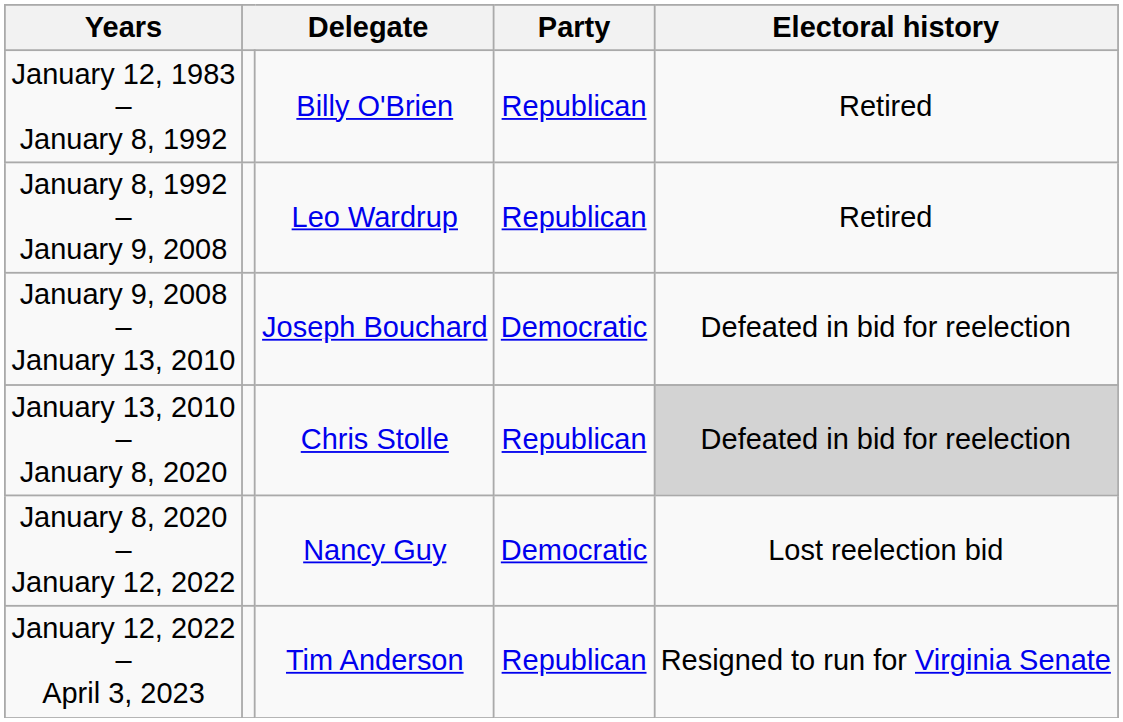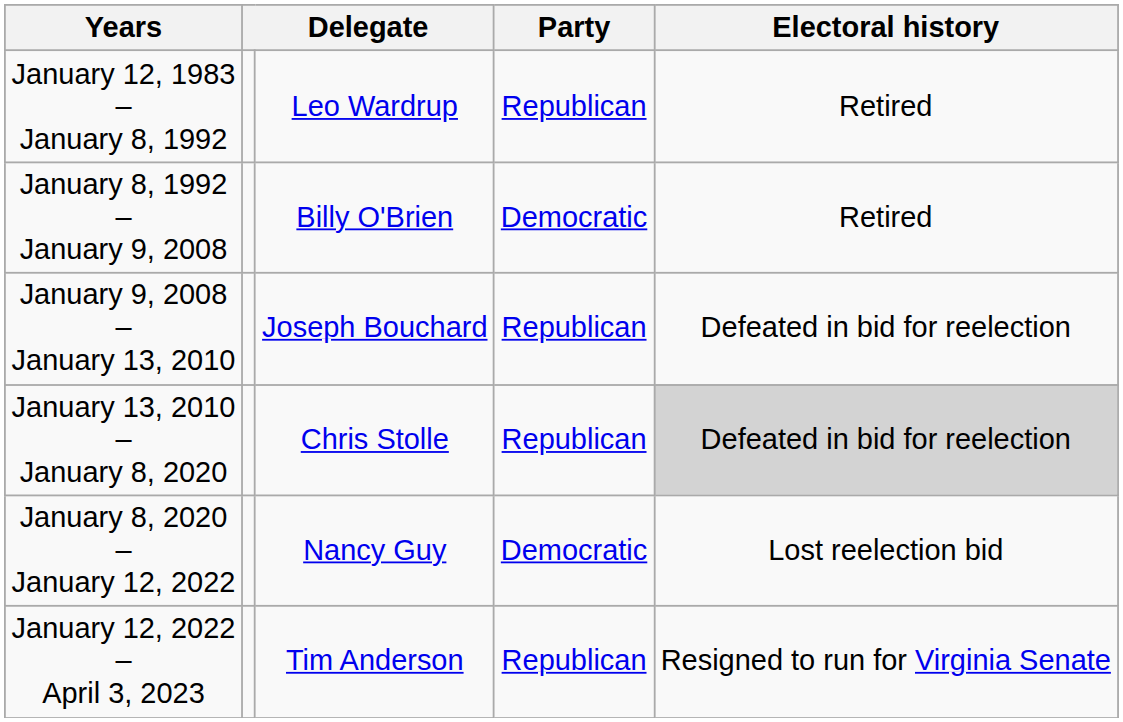(375, 105) Billy O'Brien -> (375, 105) Leo Wardrup
(375, 217) Leo Wardrup -> (375, 217) Billy O'Brien
(574, 217) Republican -> (574, 217) Democratic
(574, 328) Democratic -> (574, 328) Republican
